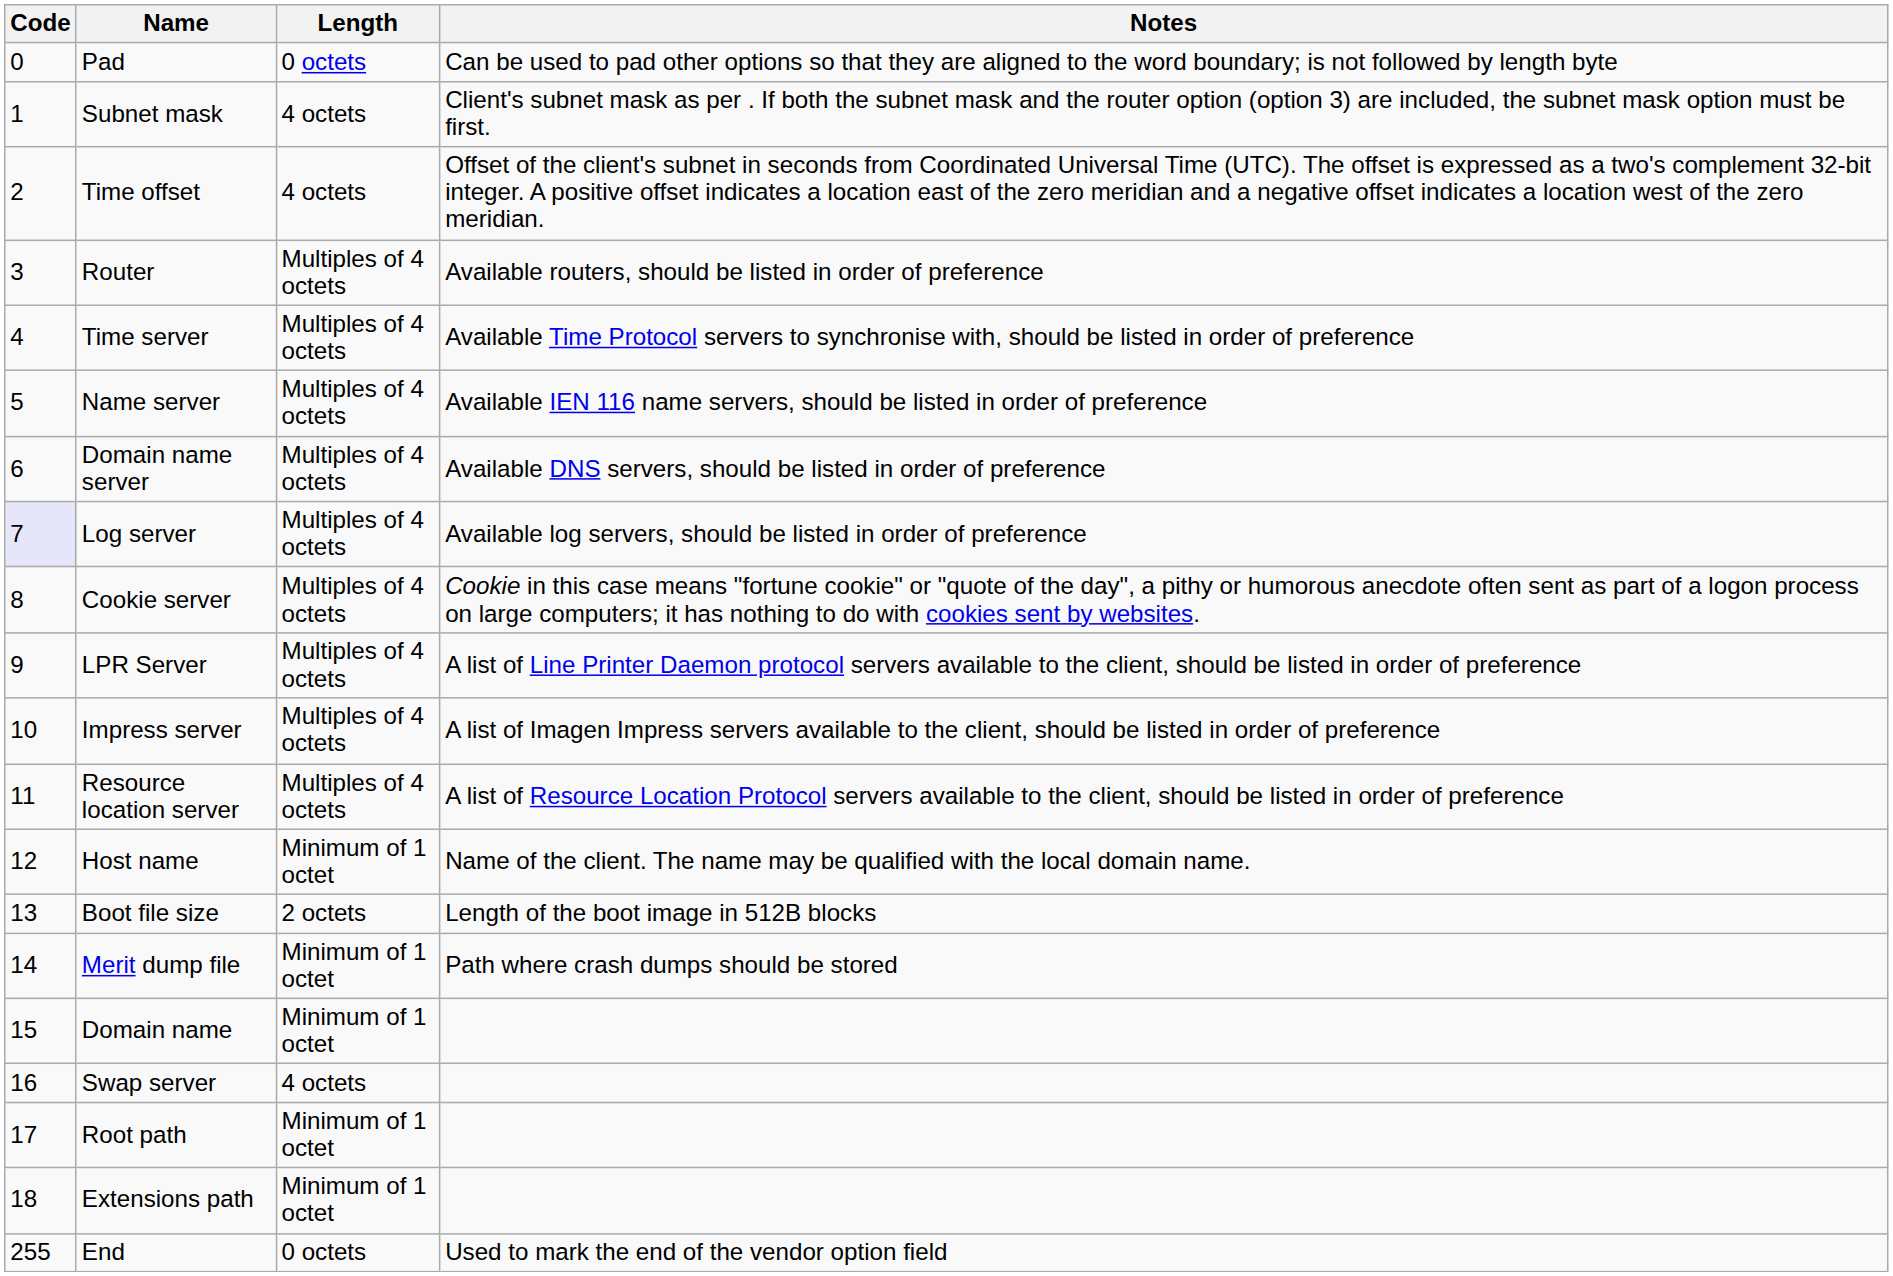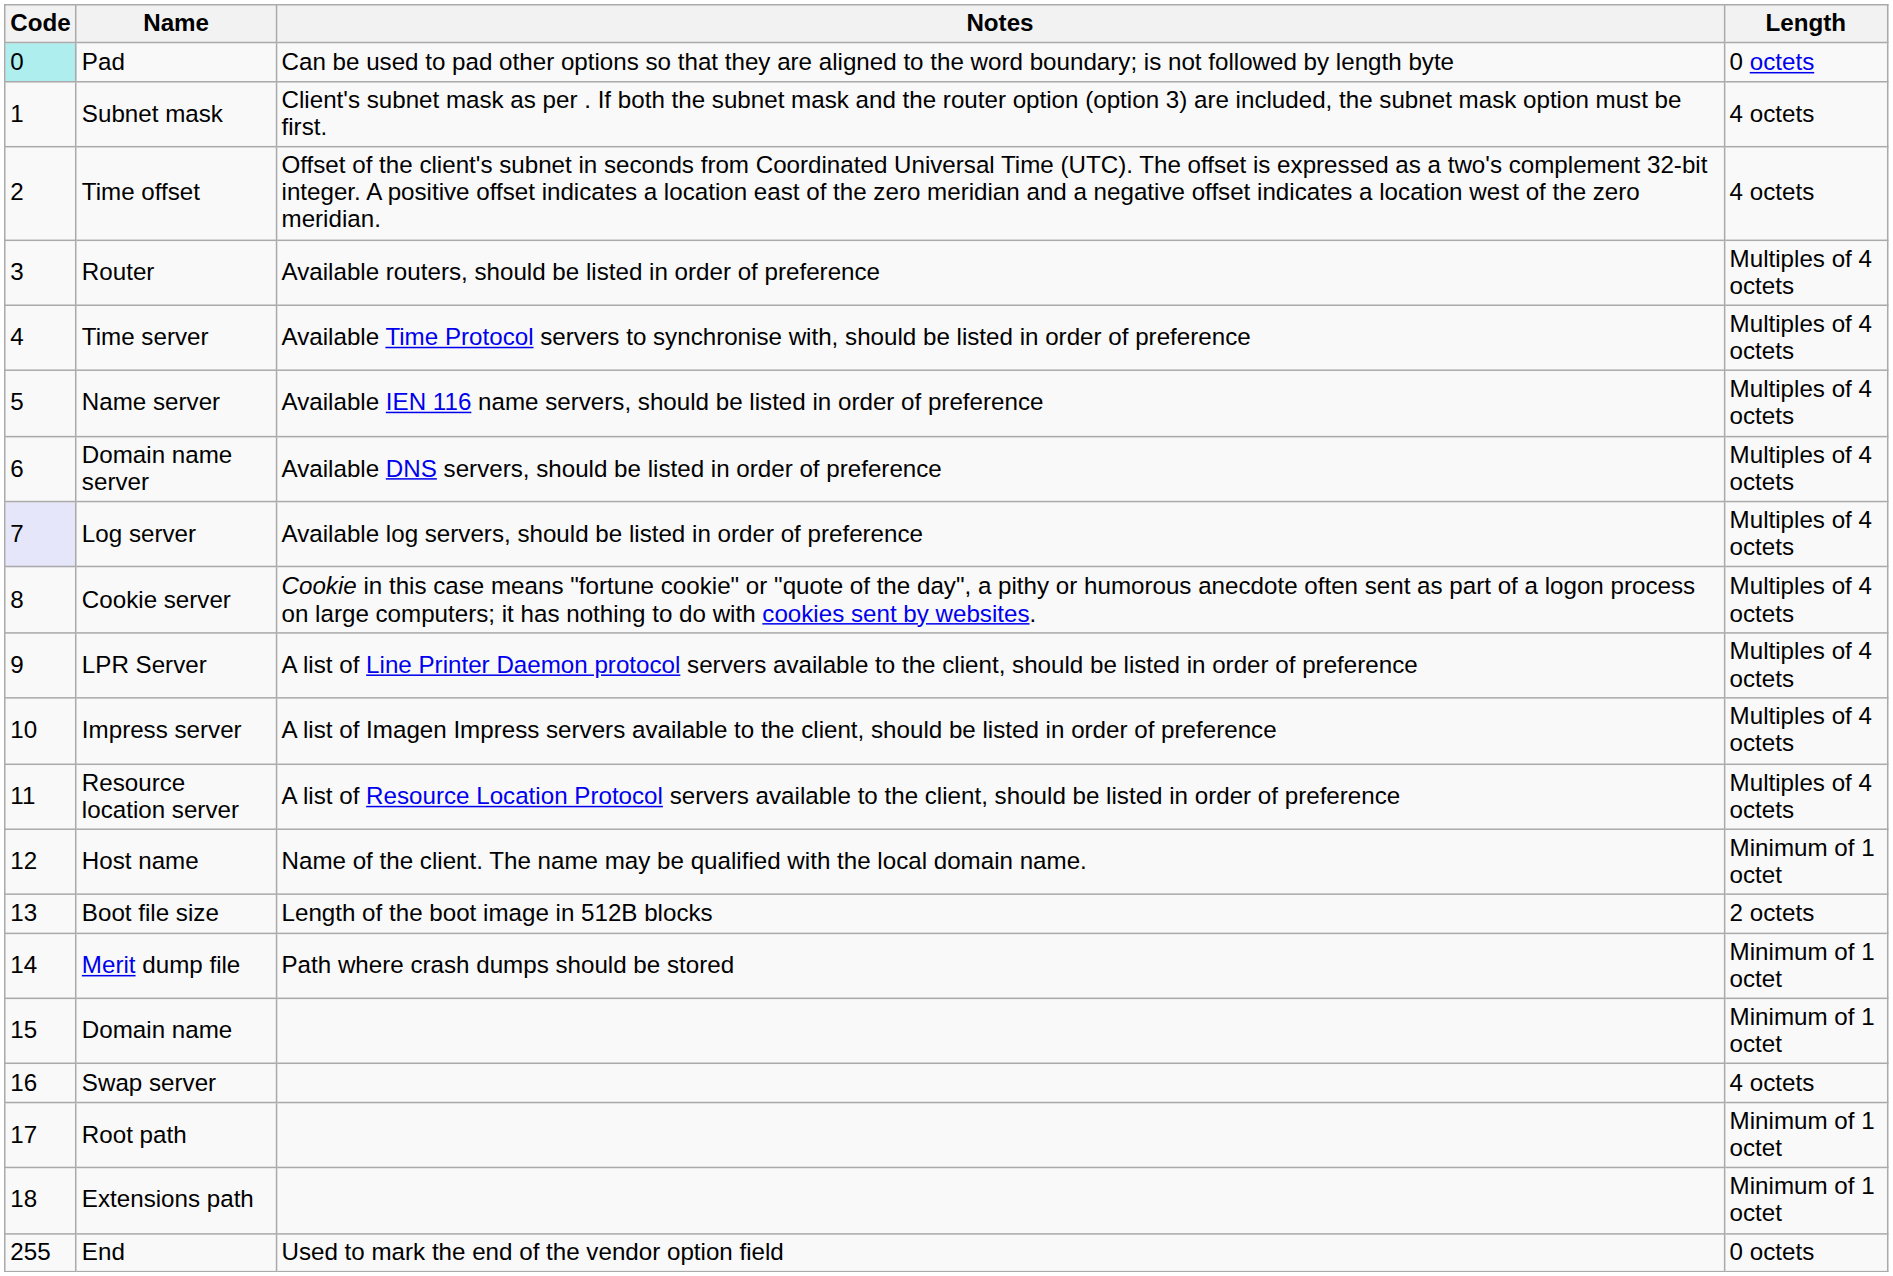columns swapped: (358, 23) <-> (1164, 23)
(17, 61) no background -> (17, 61) paleturquoise background
